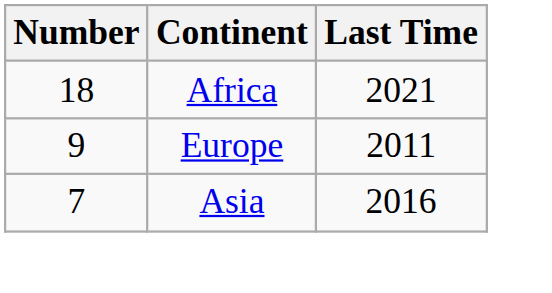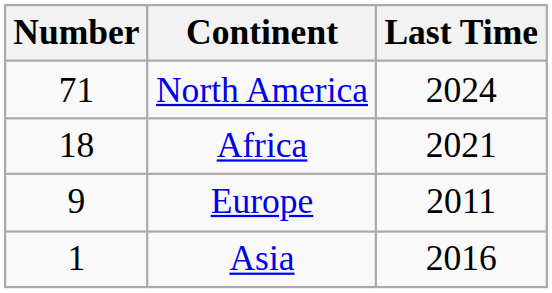+ row: (262, 88)
(76, 201) 7 -> (76, 257) 1
